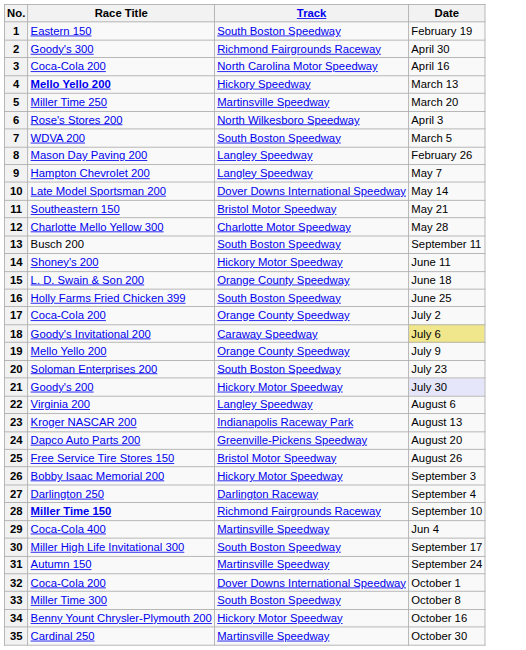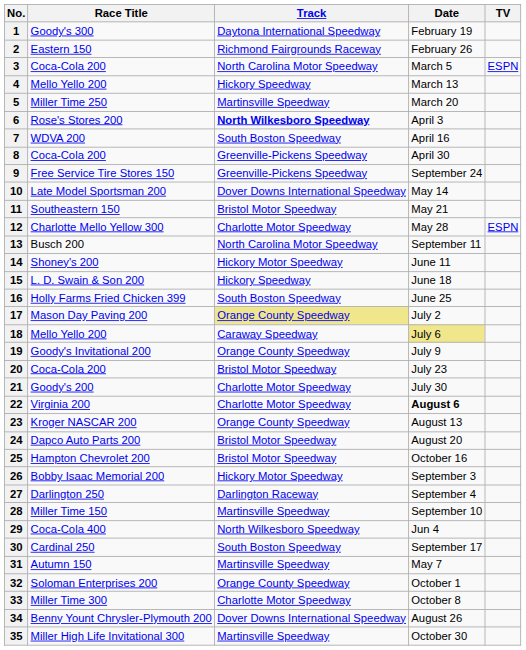+ column: (503, 13)
(61, 31) Eastern 150 -> (62, 31) Goody's 300
(279, 31) South Boston Speedway -> (299, 31) Daytona International Speedway
(62, 48) Goody's 300 -> (61, 48) Eastern 150
(430, 48) April 30 -> (442, 48) February 26
(430, 66) April 16 -> (432, 66) March 5
(71, 84) bold -> (69, 84) normal
(288, 120) normal -> (293, 120) bold
(432, 137) March 5 -> (430, 137) April 16
(89, 155) Mason Day Paving 200 -> (68, 155) Coca-Cola 200
(265, 155) Langley Speedway -> (292, 155) Greenville-Pickens Speedway
(442, 155) February 26 -> (430, 155) April 30
(90, 173) Hampton Chevrolet 200 -> (102, 173) Free Service Tire Stores 150
(265, 173) Langley Speedway -> (292, 173) Greenville-Pickens Speedway
(427, 173) May 7 -> (447, 173) September 24
(279, 244) South Boston Speedway -> (297, 244) North Carolina Motor Speedway
(283, 280) Orange County Speedway -> (264, 280) Hickory Speedway
(68, 315) Coca-Cola 200 -> (89, 315) Mason Day Paving 200
(283, 315) no background -> (283, 315) khaki background
(91, 333) Goody's Invitational 200 -> (69, 333) Mello Yello 200
(69, 351) Mello Yello 200 -> (91, 351) Goody's Invitational 200
(94, 369) Soloman Enterprises 200 -> (68, 369) Coca-Cola 200
(279, 369) South Boston Speedway -> (277, 369) Bristol Motor Speedway
(280, 387) Hickory Motor Speedway -> (284, 387) Charlotte Motor Speedway
(429, 387) lavender background -> (429, 387) no background
(265, 404) Langley Speedway -> (284, 404) Charlotte Motor Speedway
(434, 404) normal -> (435, 404) bold
(285, 422) Indianapolis Raceway Park -> (283, 422) Orange County Speedway
(292, 440) Greenville-Pickens Speedway -> (277, 440) Bristol Motor Speedway
(102, 458) Free Service Tire Stores 150 -> (90, 458) Hampton Chevrolet 200
(437, 458) August 26 -> (439, 458) October 16
(71, 511) bold -> (69, 511) normal
(299, 511) Richmond Fairgrounds Raceway -> (273, 511) Martinsville Speedway
(273, 529) Martinsville Speedway -> (288, 529) North Wilkesboro Speedway
(107, 547) Miller High Life Invitational 300 -> (63, 547) Cardinal 250
(447, 564) September 24 -> (427, 564) May 7
(68, 582) Coca-Cola 200 -> (94, 582) Soloman Enterprises 200
(312, 582) Dover Downs International Speedway -> (283, 582) Orange County Speedway
(279, 600) South Boston Speedway -> (284, 600) Charlotte Motor Speedway
(280, 618) Hickory Motor Speedway -> (312, 618) Dover Downs International Speedway
(439, 618) October 16 -> (437, 618) August 26
(63, 636) Cardinal 250 -> (107, 636) Miller High Life Invitational 300
